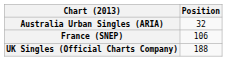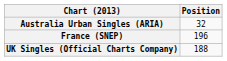(201, 37) 106 -> (201, 37) 196
